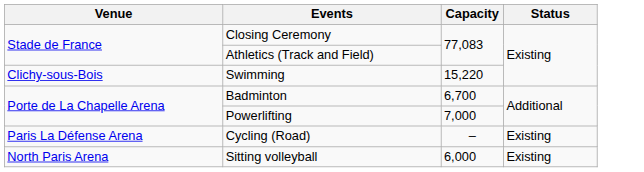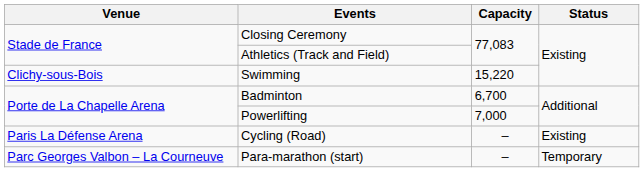- row: (272, 156)
+ row: (302, 156)
